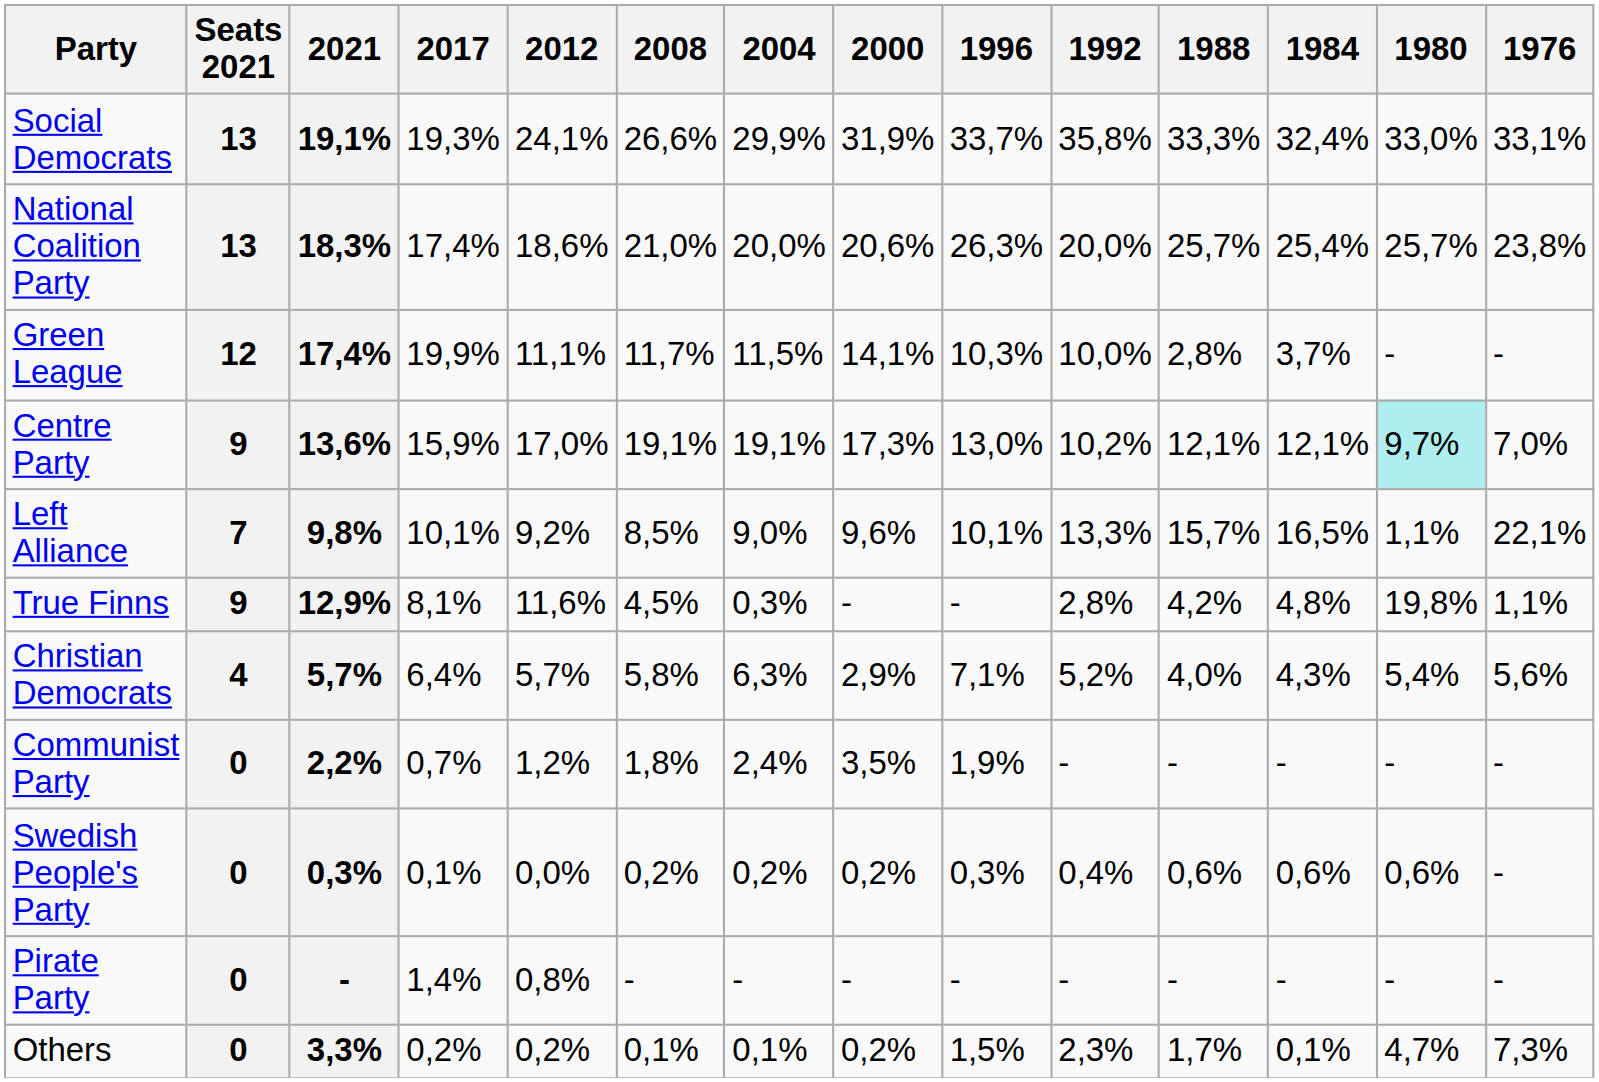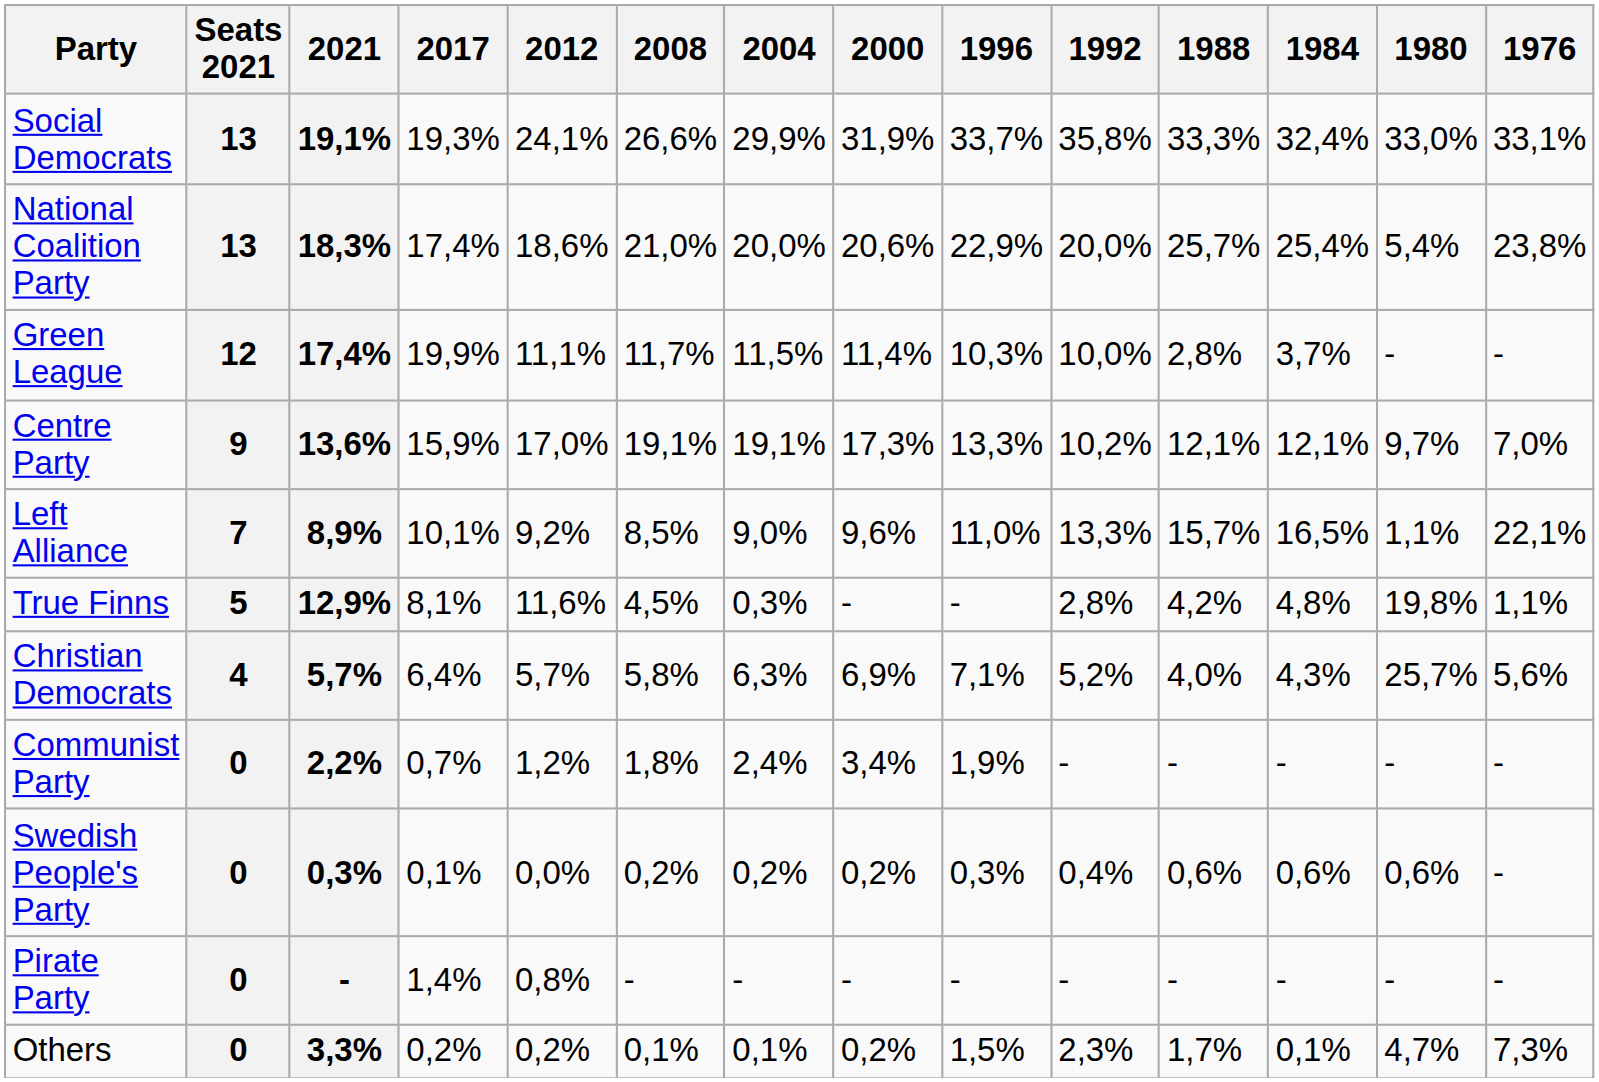(996, 246) 26,3% -> (996, 246) 22,9%
(1431, 246) 25,7% -> (1422, 246) 5,4%
(888, 354) 14,1% -> (886, 354) 11,4%
(996, 443) 13,0% -> (996, 443) 13,3%
(1422, 443) paleturquoise background -> (1422, 443) no background
(344, 533) 9,8% -> (344, 533) 8,9%
(996, 533) 10,1% -> (995, 533) 11,0%
(238, 603) 9 -> (238, 603) 5
(879, 674) 2,9% -> (879, 674) 6,9%
(1422, 674) 5,4% -> (1431, 674) 25,7%
(879, 763) 3,5% -> (879, 763) 3,4%
